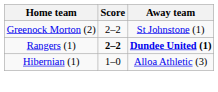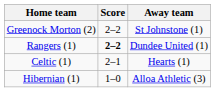(171, 45) bold -> (169, 45) normal
+ row: (51, 62)
